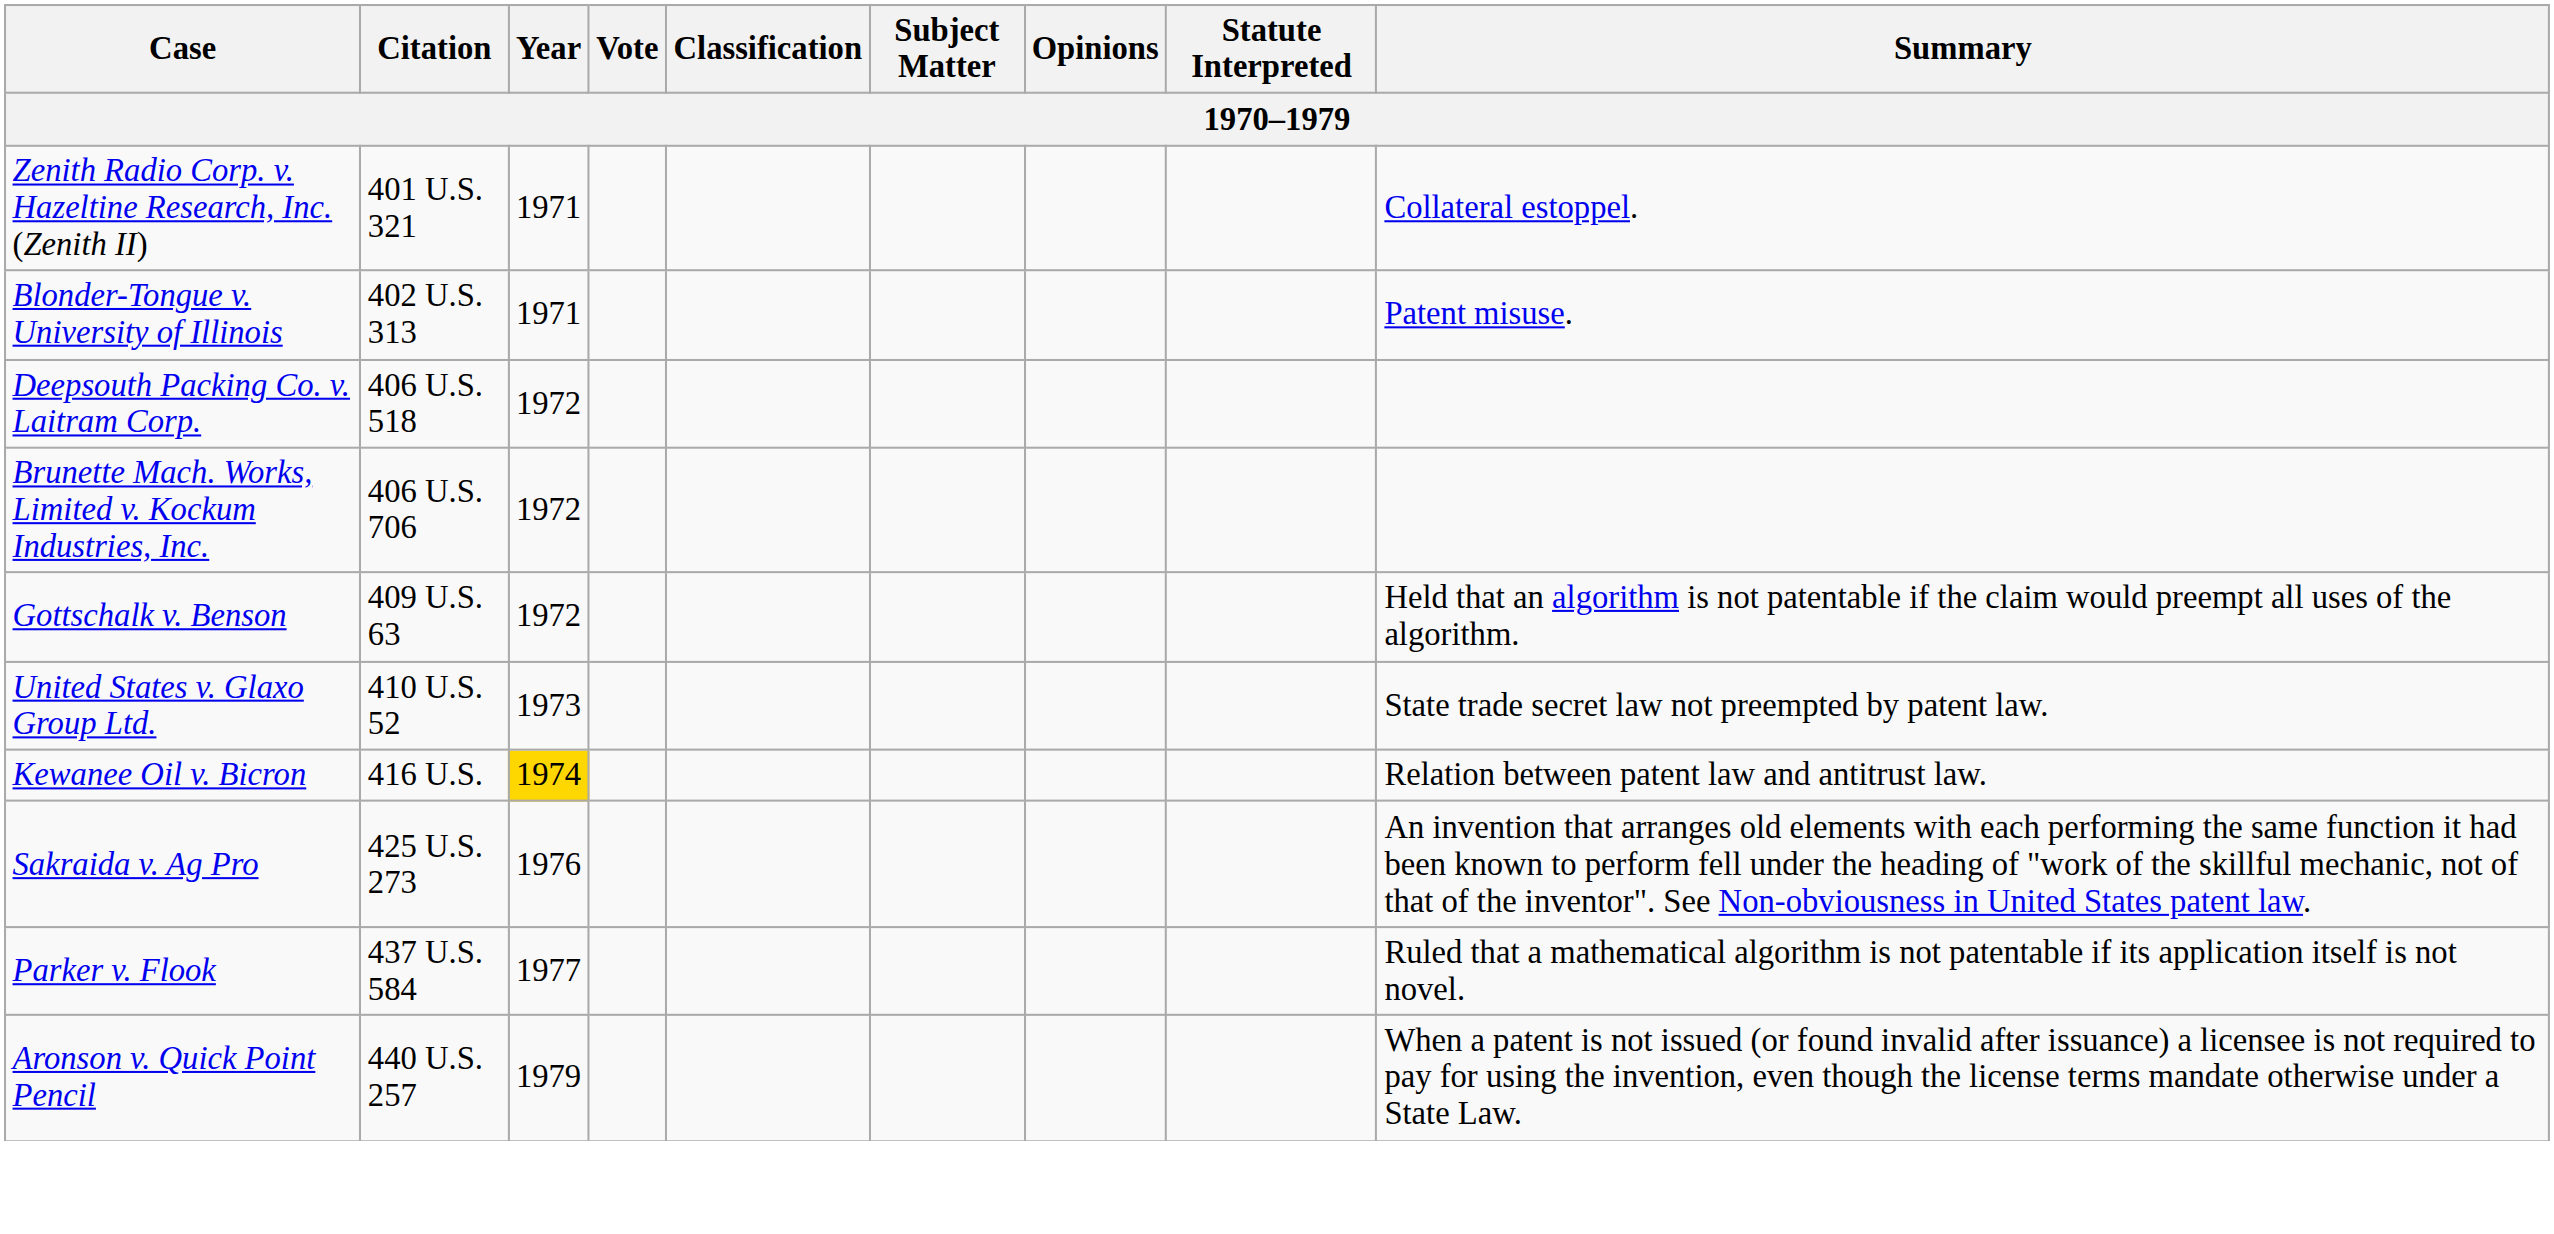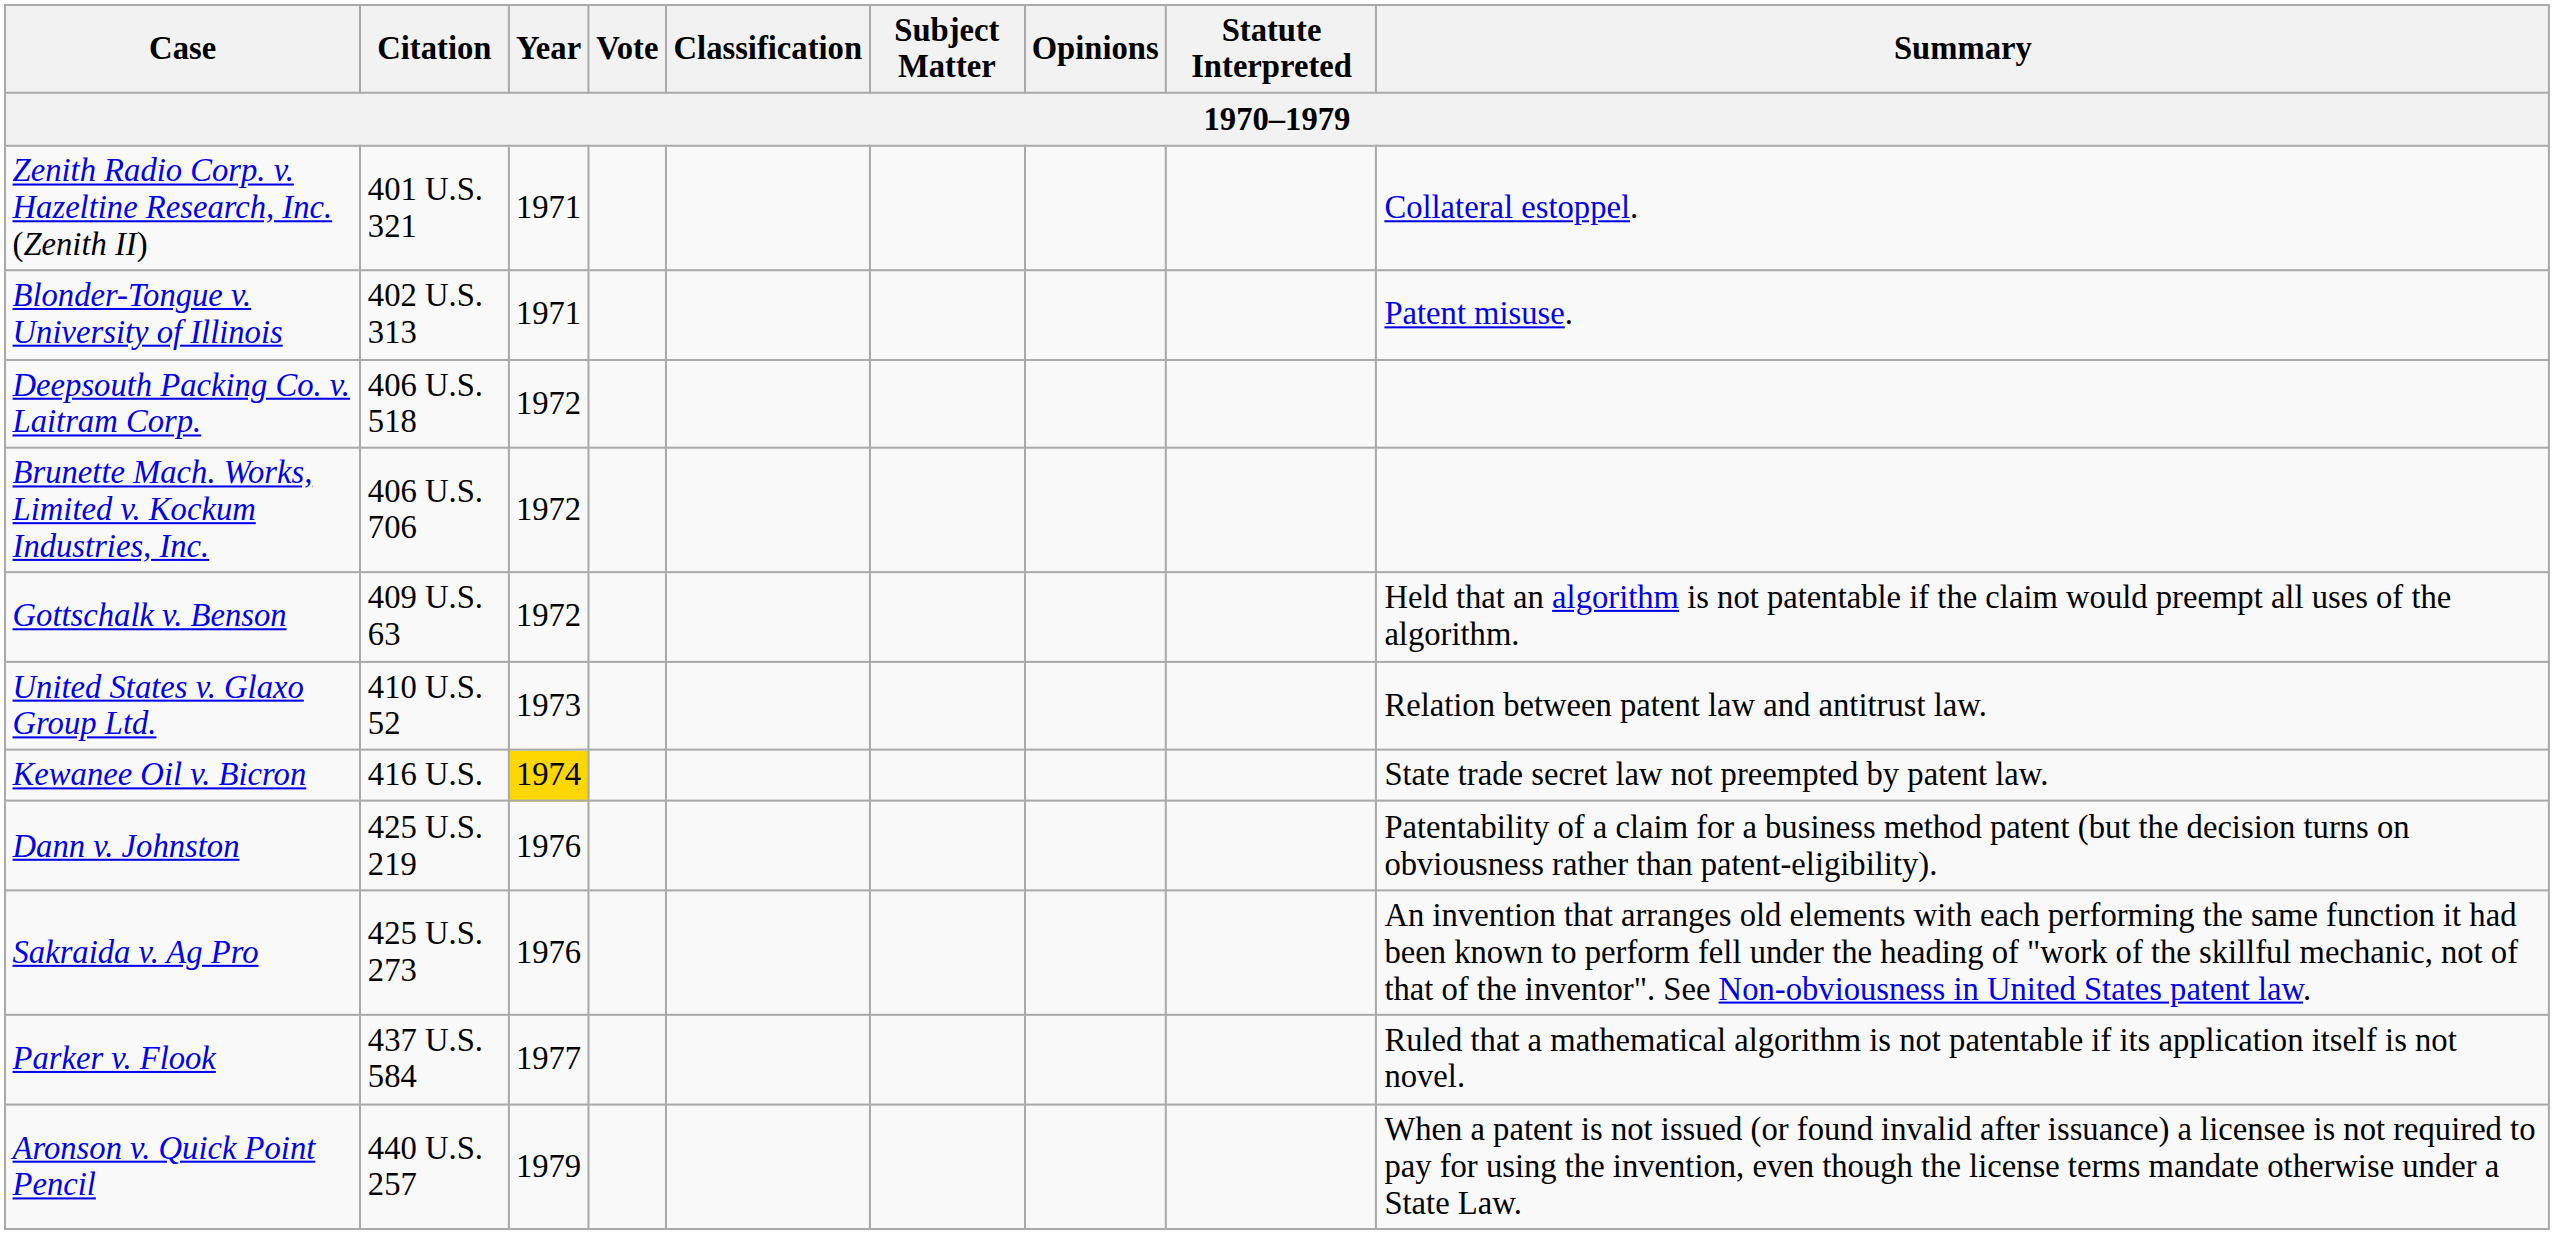(1716, 704) State trade secret law not preempted by patent law. -> (1686, 704) Relation between patent law and antitrust law.
(1686, 774) Relation between patent law and antitrust law. -> (1716, 774) State trade secret law not preempted by patent law.
+ row: (126, 845)
